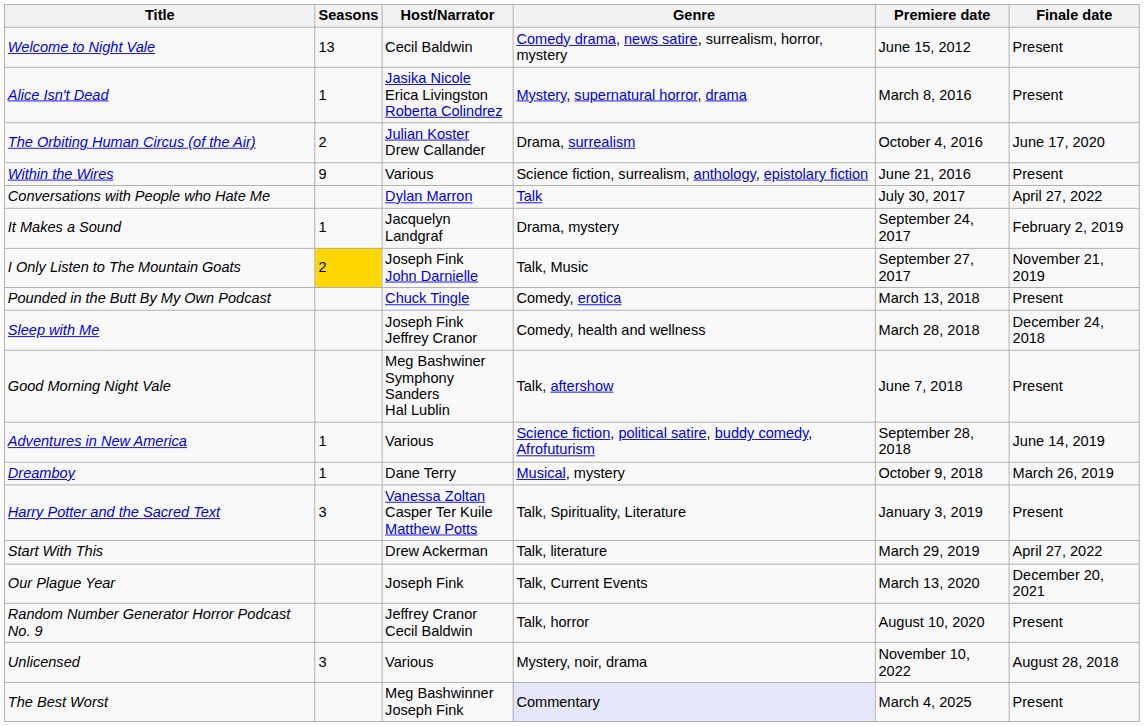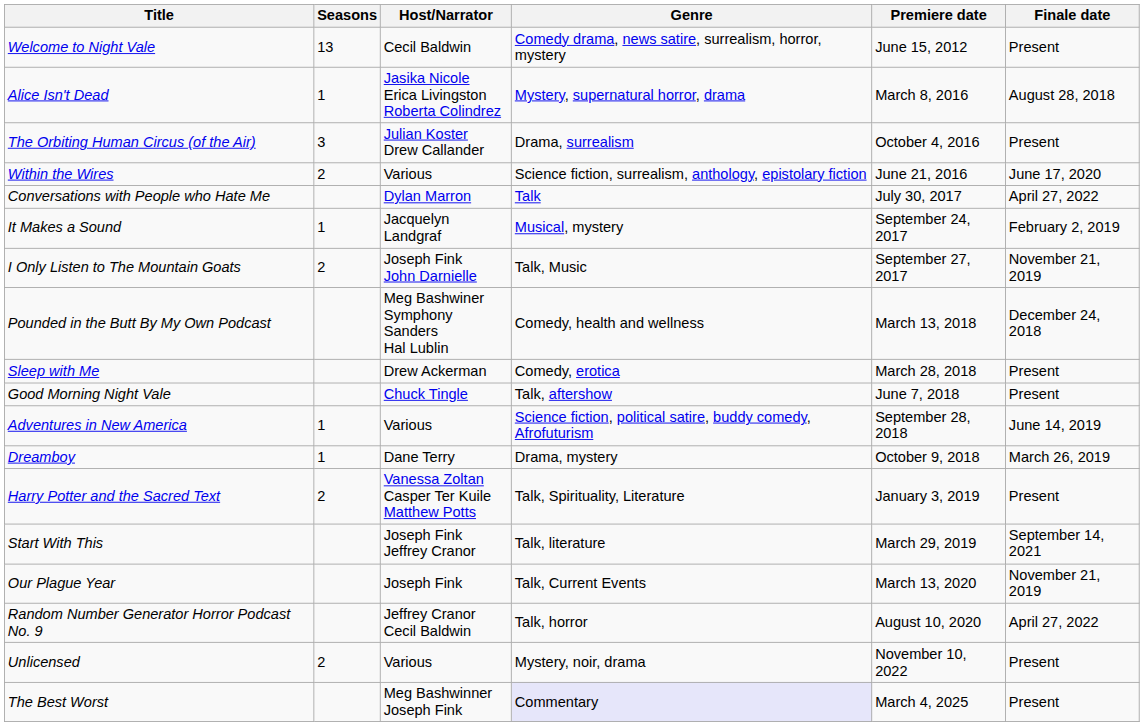(1038, 94) Present -> (1062, 94) August 28, 2018
(323, 142) 2 -> (321, 142) 3
(1059, 142) June 17, 2020 -> (1034, 142) Present
(323, 173) 9 -> (321, 173) 2
(1038, 173) Present -> (1055, 173) June 17, 2020
(568, 228) Drama, mystery -> (569, 228) Musical, mystery
(323, 267) gold background -> (321, 267) no background
(427, 299) Chuck Tingle -> (434, 323) Meg Bashwiner Symphony Sanders Hal Lublin
(569, 299) Comedy, erotica -> (609, 323) Comedy, health and wellness
(1038, 299) Present -> (1055, 323) December 24, 2018
(431, 330) Joseph Fink Jeffrey Cranor -> (435, 371) Drew Ackerman
(611, 330) Comedy, health and wellness -> (567, 371) Comedy, erotica
(1058, 330) December 24, 2018 -> (1034, 371) Present
(435, 386) Meg Bashwiner Symphony Sanders Hal Lublin -> (426, 394) Chuck Tingle
(571, 473) Musical, mystery -> (566, 456) Drama, mystery
(323, 512) 3 -> (321, 496) 2
(436, 552) Drew Ackerman -> (430, 544) Joseph Fink Jeffrey Cranor
(1057, 552) April 27, 2022 -> (1057, 544) September 14, 2021
(1058, 583) December 20, 2021 -> (1055, 583) November 21, 2019
(1038, 623) Present -> (1054, 623) April 27, 2022
(323, 662) 3 -> (321, 662) 2
(1066, 662) August 28, 2018 -> (1034, 662) Present
